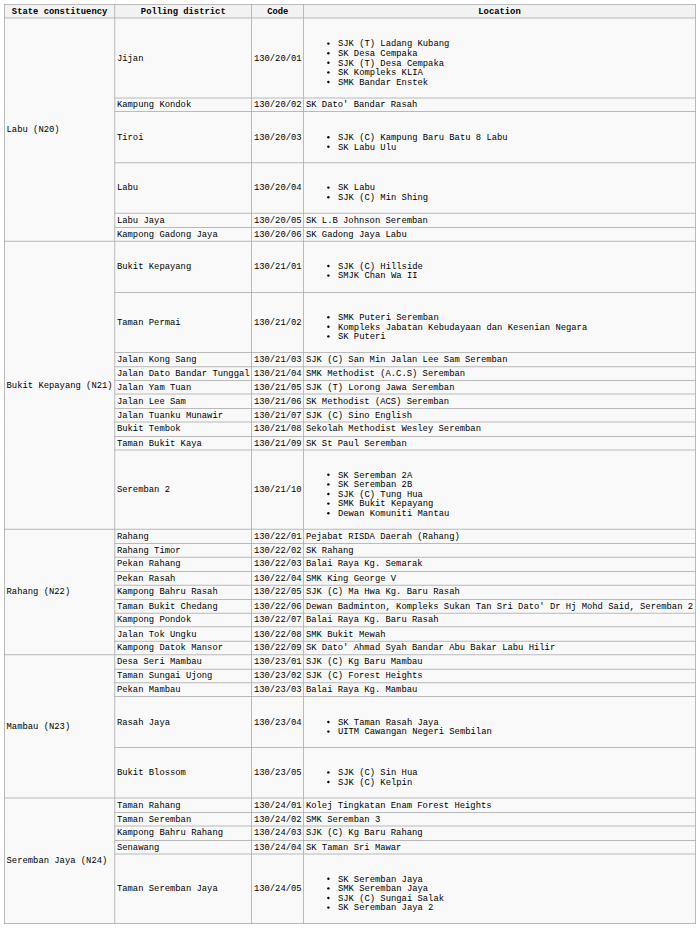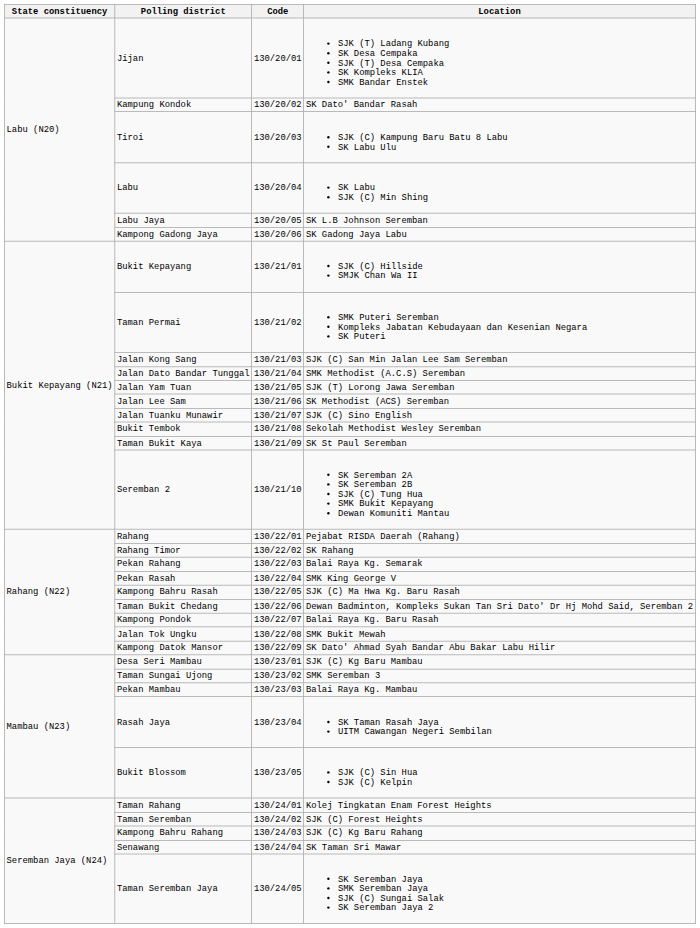(364, 676) SJK (C) Forest Heights -> (343, 676) SMK Seremban 3
(343, 819) SMK Seremban 3 -> (364, 819) SJK (C) Forest Heights
